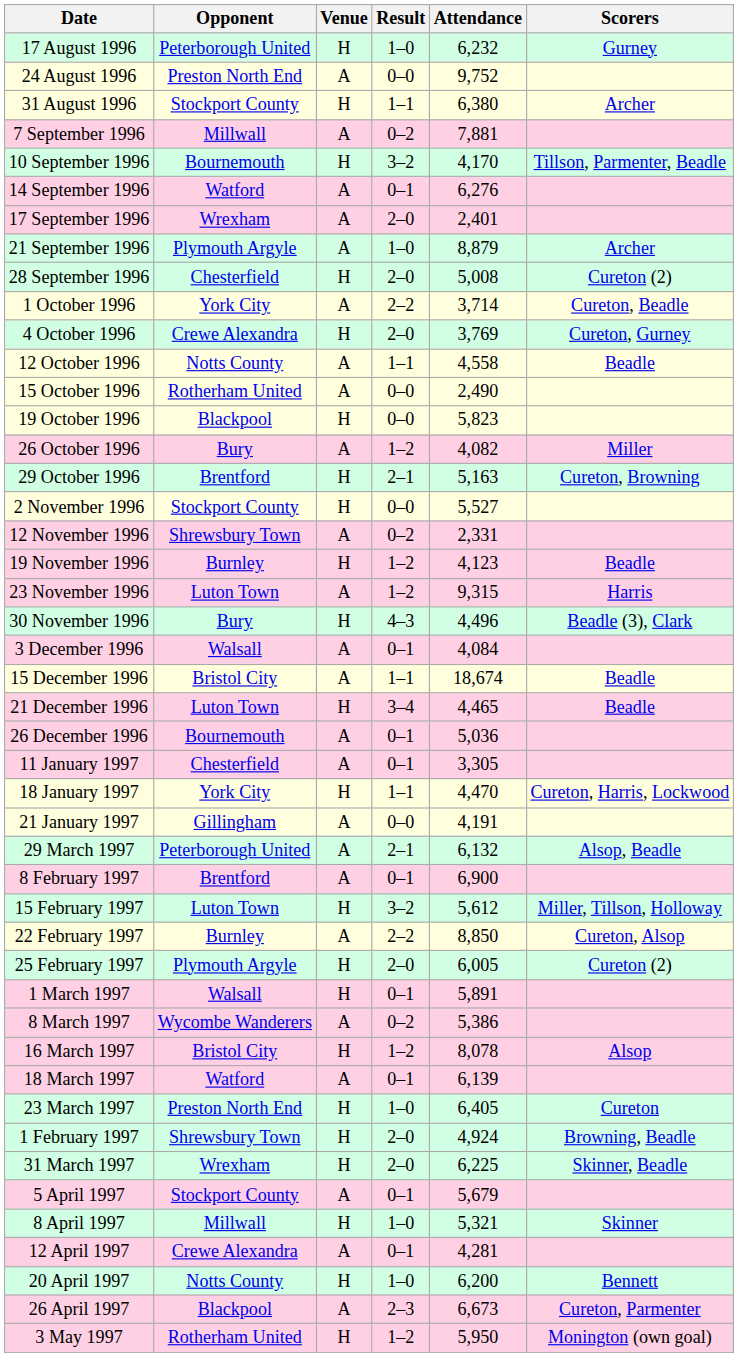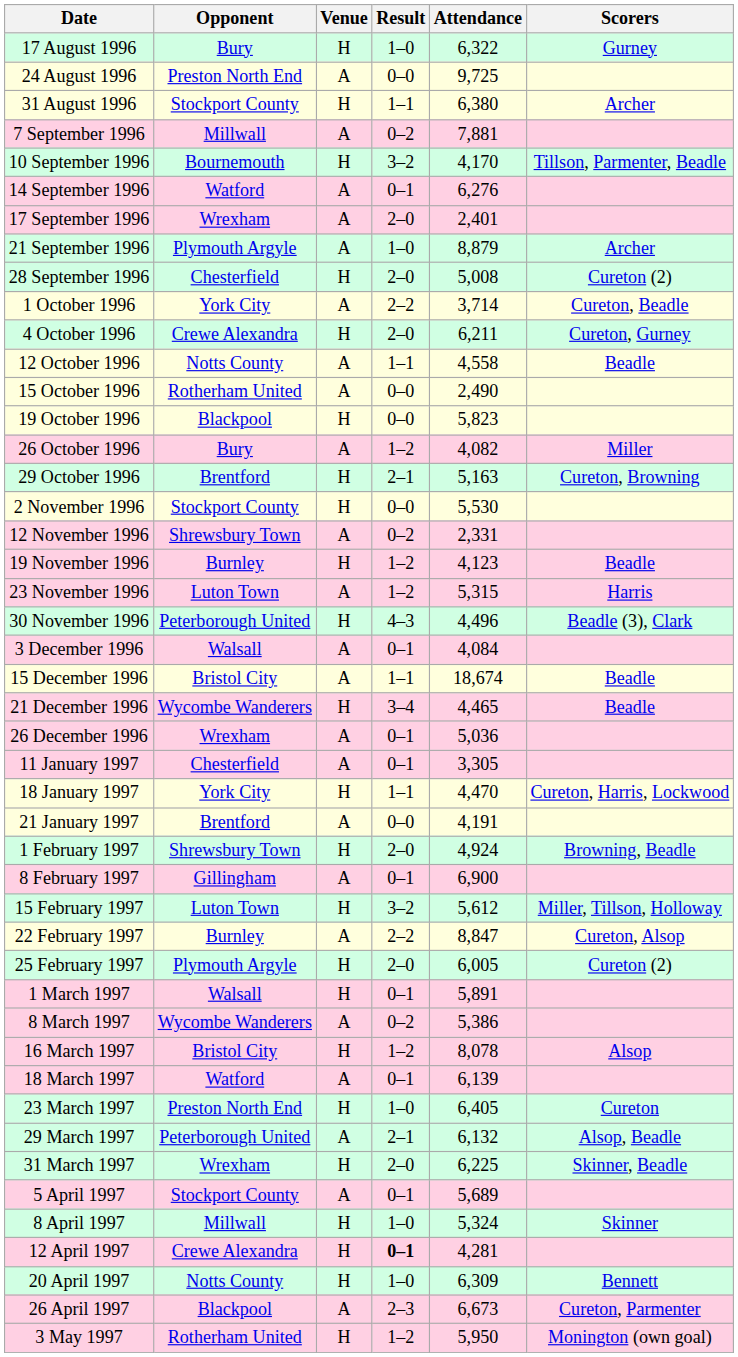(235, 47) Peterborough United -> (235, 47) Bury
(478, 47) 6,232 -> (478, 47) 6,322
(478, 76) 9,752 -> (478, 76) 9,725
(478, 334) 3,769 -> (478, 334) 6,211
(478, 506) 5,527 -> (478, 506) 5,530
(478, 592) 9,315 -> (478, 592) 5,315
(235, 620) Bury -> (235, 620) Peterborough United
(235, 707) Luton Town -> (235, 707) Wycombe Wanderers
(235, 735) Bournemouth -> (235, 735) Wrexham
(235, 821) Gillingham -> (235, 821) Brentford
rows swapped: (79, 1137) <-> (79, 850)
(235, 879) Brentford -> (235, 879) Gillingham
(478, 936) 8,850 -> (478, 936) 8,847
(478, 1194) 5,679 -> (478, 1194) 5,689
(478, 1223) 5,321 -> (478, 1223) 5,324
(344, 1251) A -> (344, 1251) H
(401, 1251) normal -> (401, 1251) bold
(478, 1280) 6,200 -> (478, 1280) 6,309
